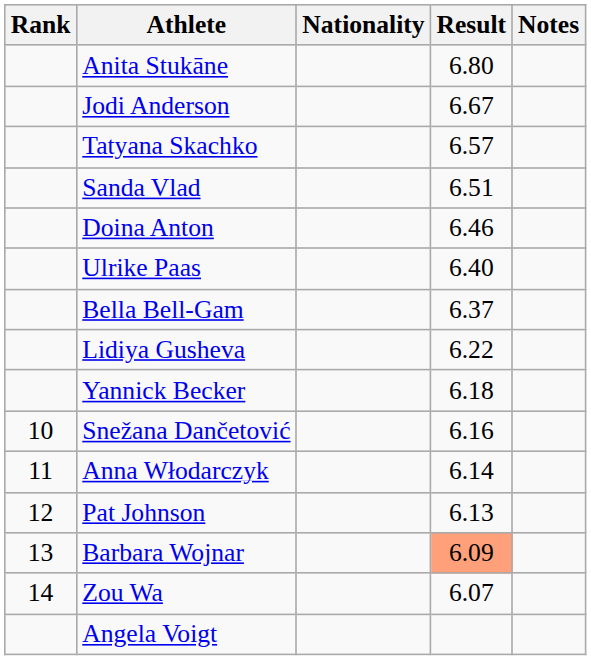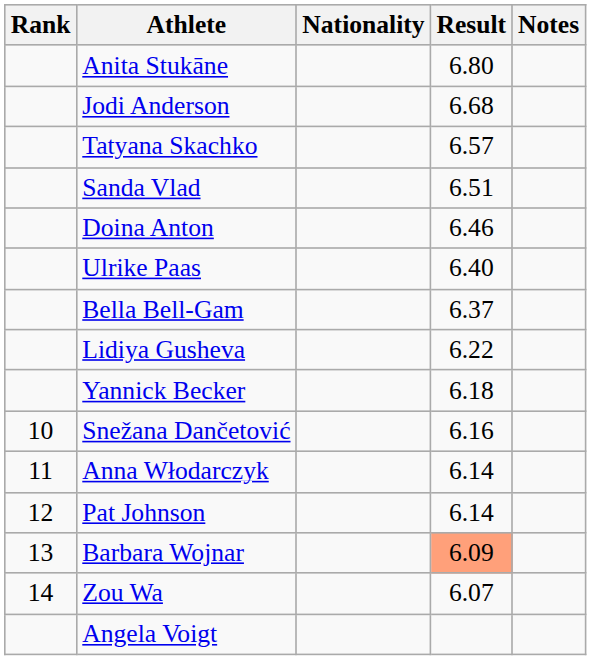(471, 106) 6.67 -> (471, 106) 6.68
(471, 512) 6.13 -> (471, 512) 6.14
